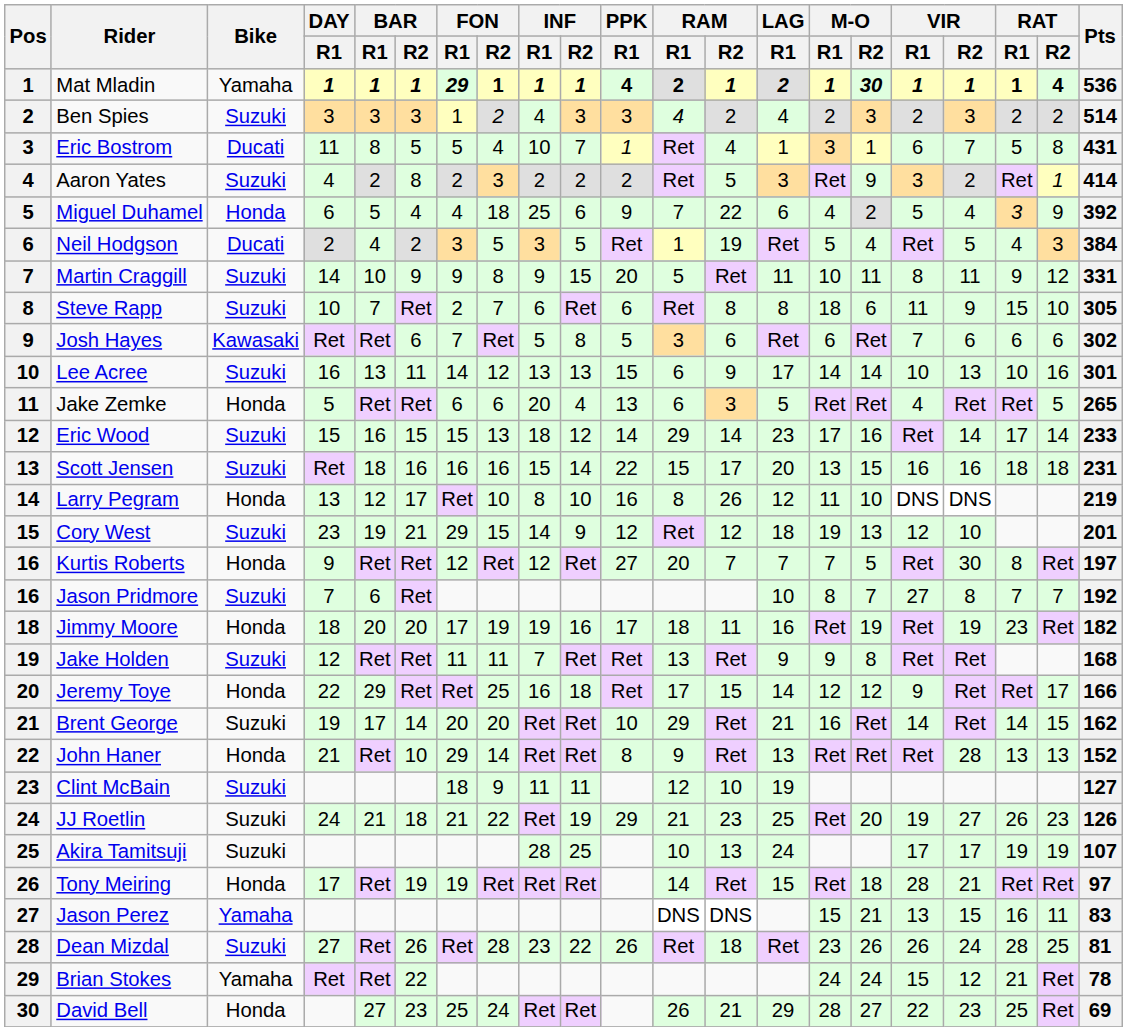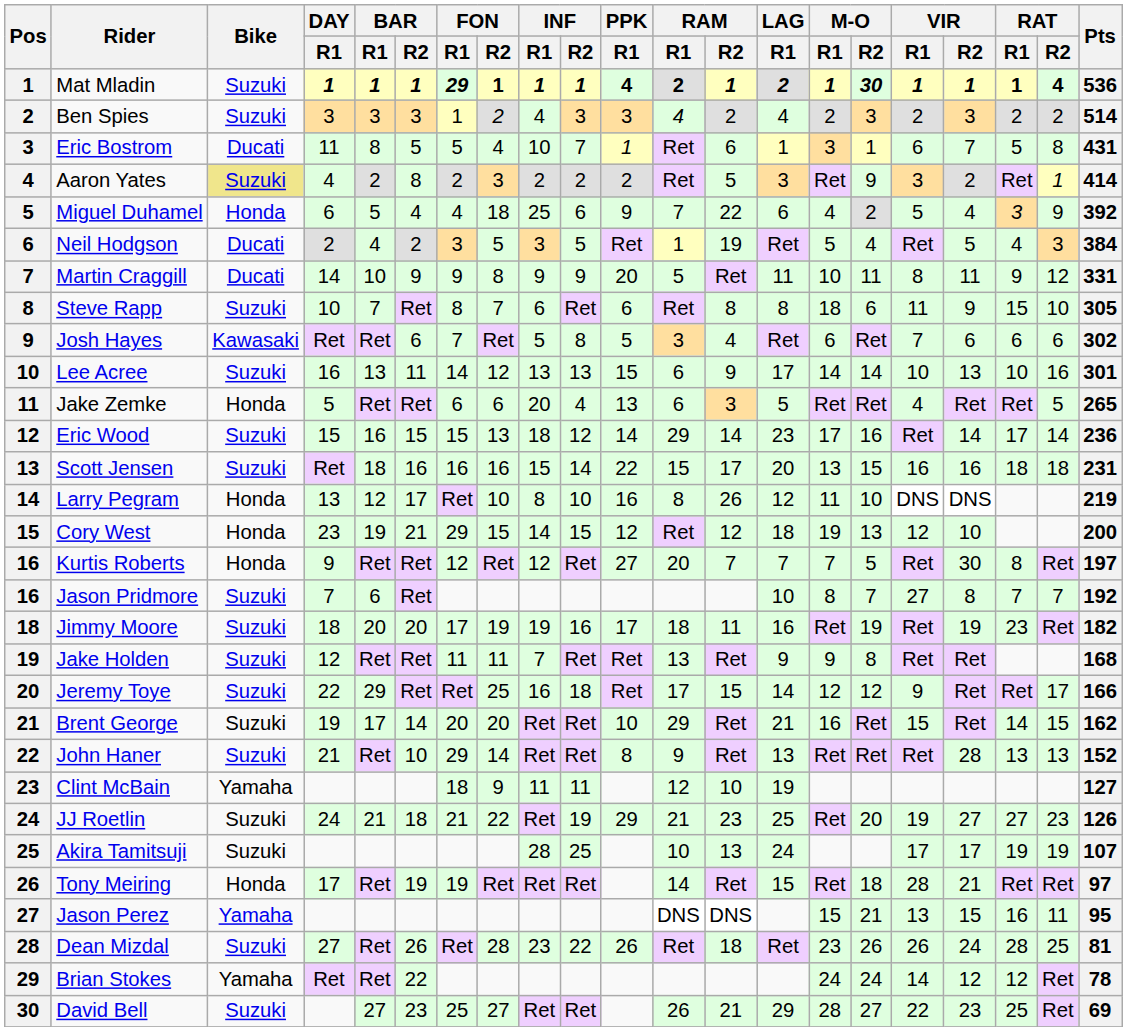(256, 84) Yamaha -> (256, 84) Suzuki
(731, 148) 4 -> (731, 148) 6
(256, 180) no background -> (256, 180) khaki background
(256, 276) Suzuki -> (256, 276) Ducati
(580, 276) 15 -> (580, 276) 9
(457, 308) 2 -> (457, 308) 8
(731, 340) 6 -> (731, 340) 4
(1100, 436) 233 -> (1100, 436) 236
(256, 531) Suzuki -> (256, 531) Honda
(580, 531) 9 -> (580, 531) 15
(1100, 531) 201 -> (1100, 531) 200
(256, 627) Honda -> (256, 627) Suzuki
(256, 691) Honda -> (256, 691) Suzuki
(918, 723) 14 -> (918, 723) 15
(256, 755) Honda -> (256, 755) Suzuki
(256, 787) Suzuki -> (256, 787) Yamaha
(1017, 819) 26 -> (1017, 819) 27
(1100, 915) 83 -> (1100, 915) 95
(918, 979) 15 -> (918, 979) 14
(1017, 979) 21 -> (1017, 979) 12
(256, 1011) Honda -> (256, 1011) Suzuki
(498, 1011) 24 -> (498, 1011) 27
